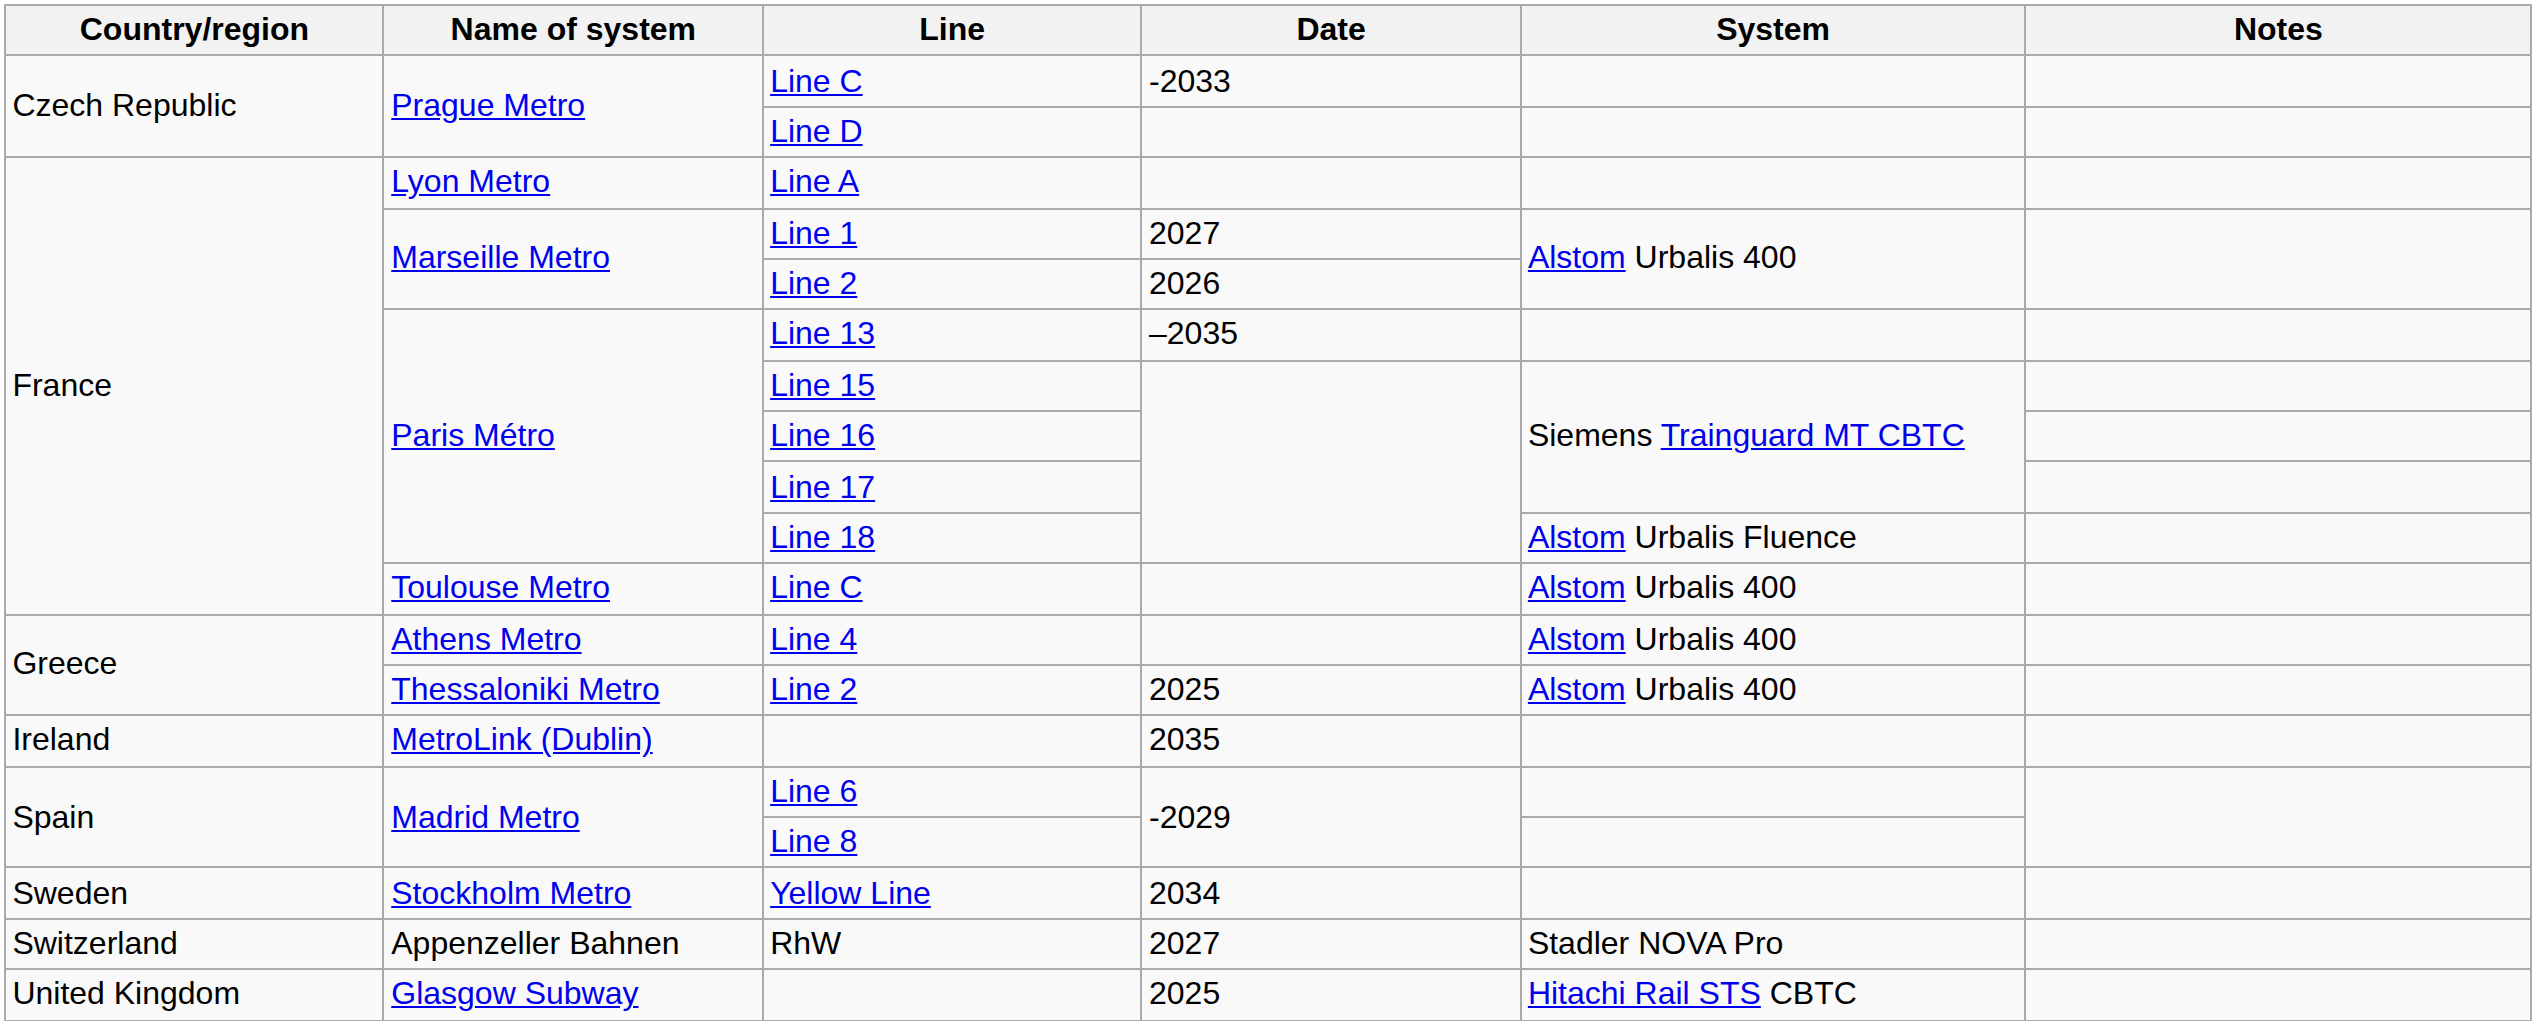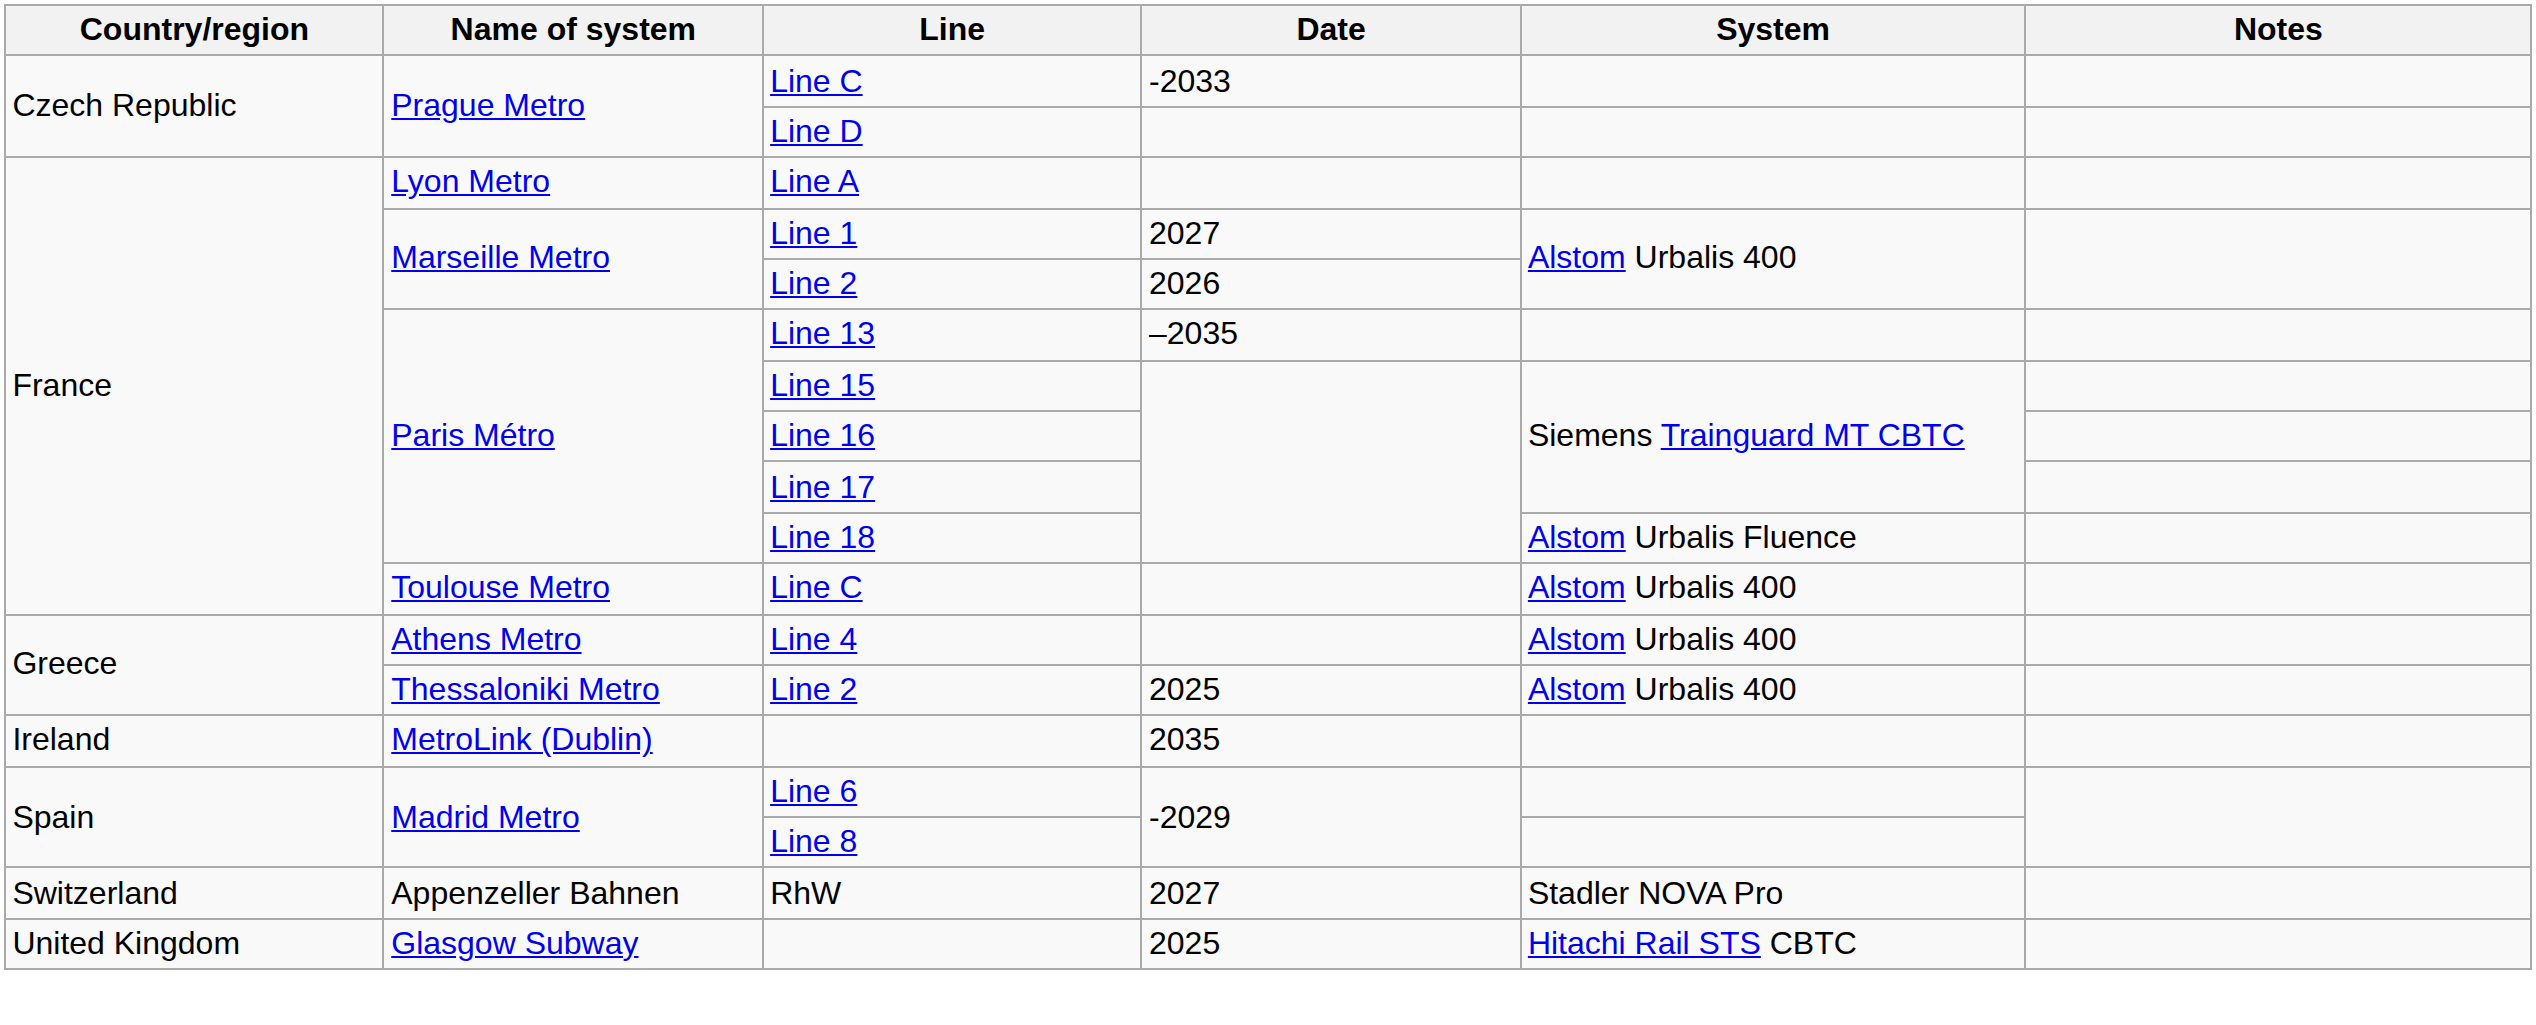- row: (511, 892)
